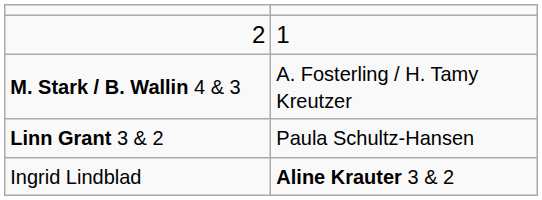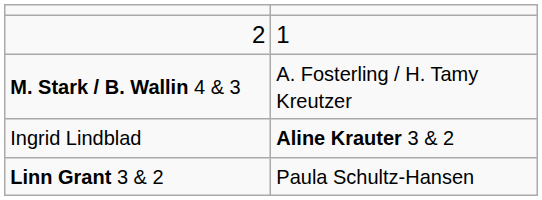rows swapped: (87, 139) <-> (76, 177)
